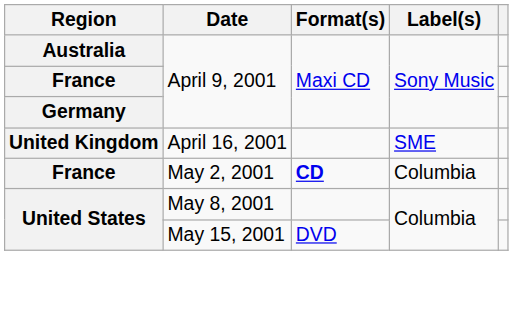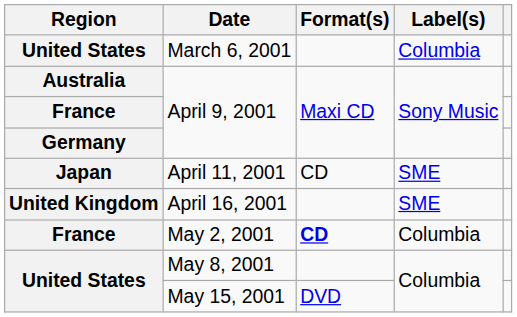+ row: (84, 50)
+ row: (84, 173)
